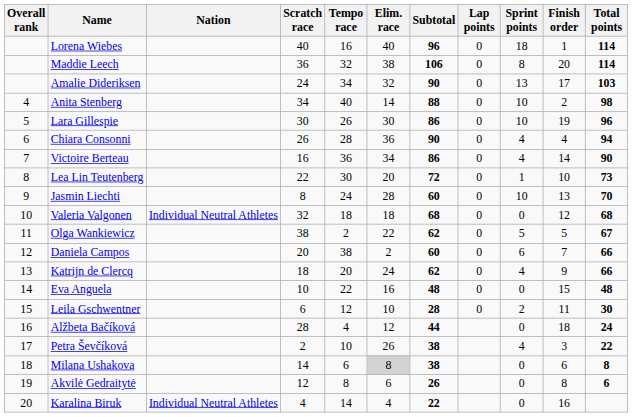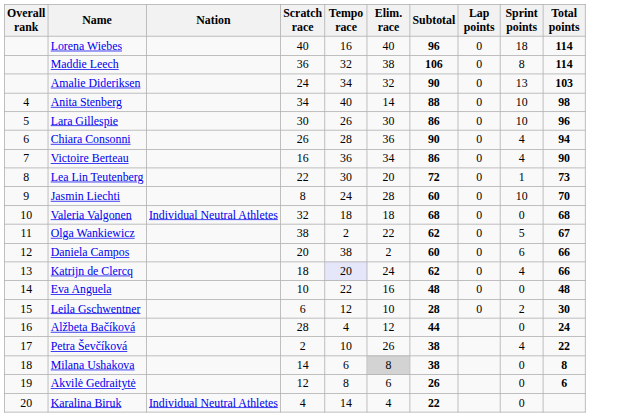- column: (564, 20)
(346, 271) no background -> (346, 271) lavender background
